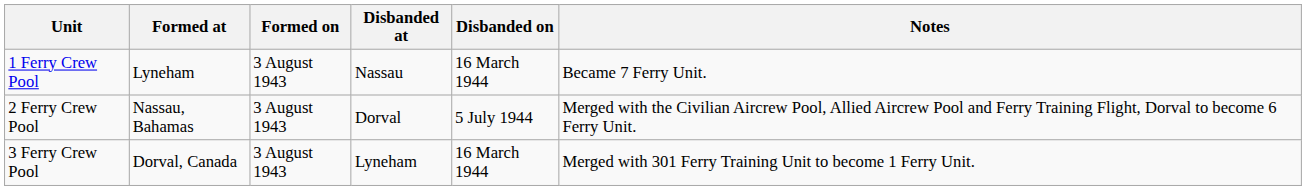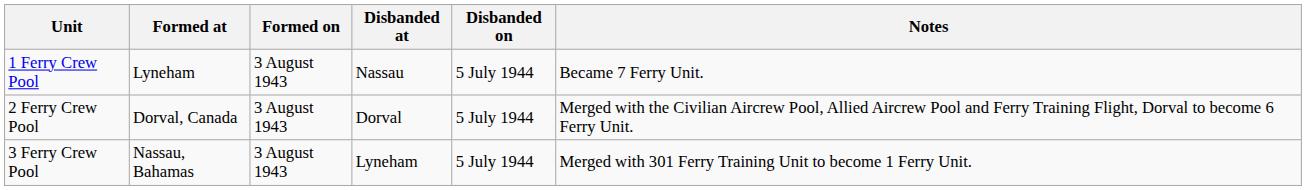(487, 72) 16 March 1944 -> (495, 72) 5 July 1944
(163, 117) Nassau, Bahamas -> (185, 117) Dorval, Canada
(185, 162) Dorval, Canada -> (163, 162) Nassau, Bahamas
(487, 162) 16 March 1944 -> (495, 162) 5 July 1944
